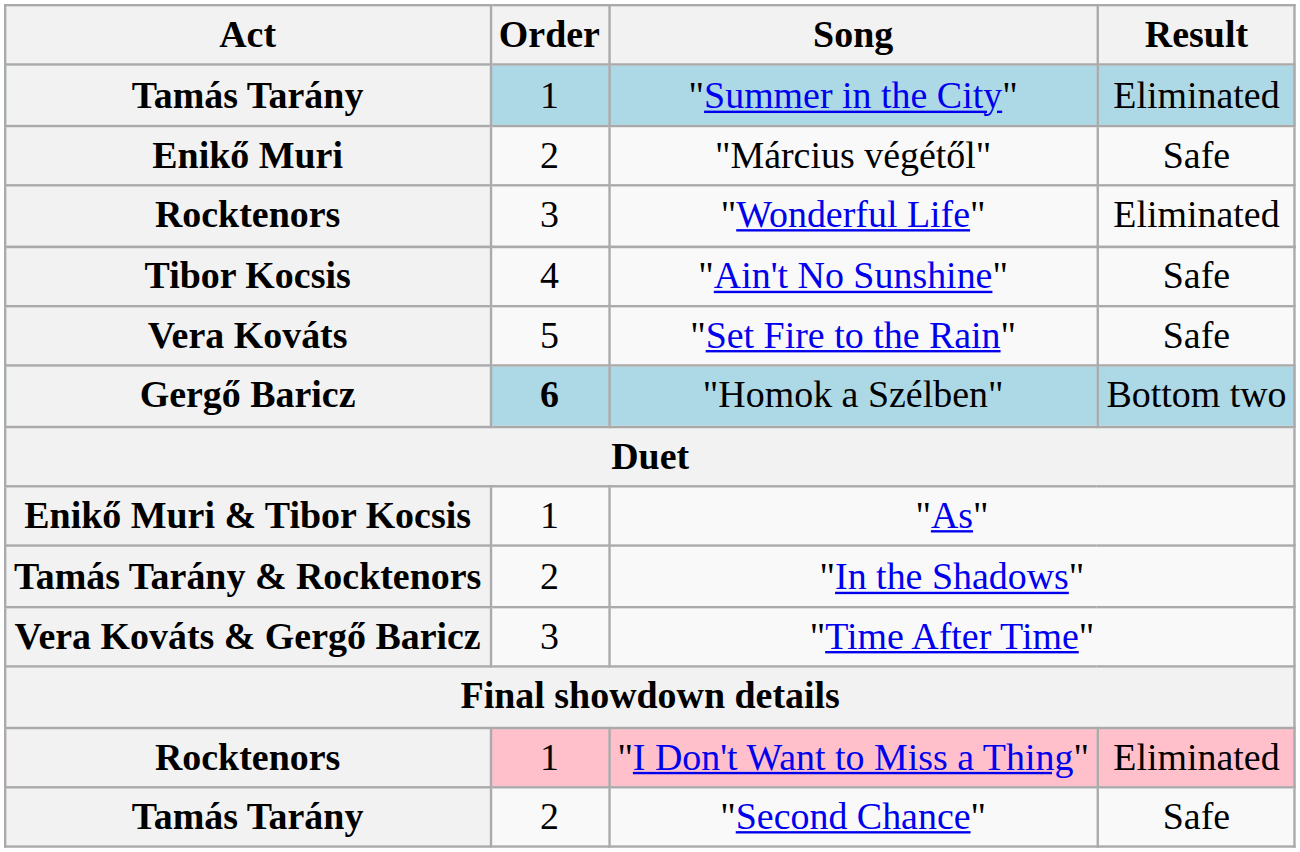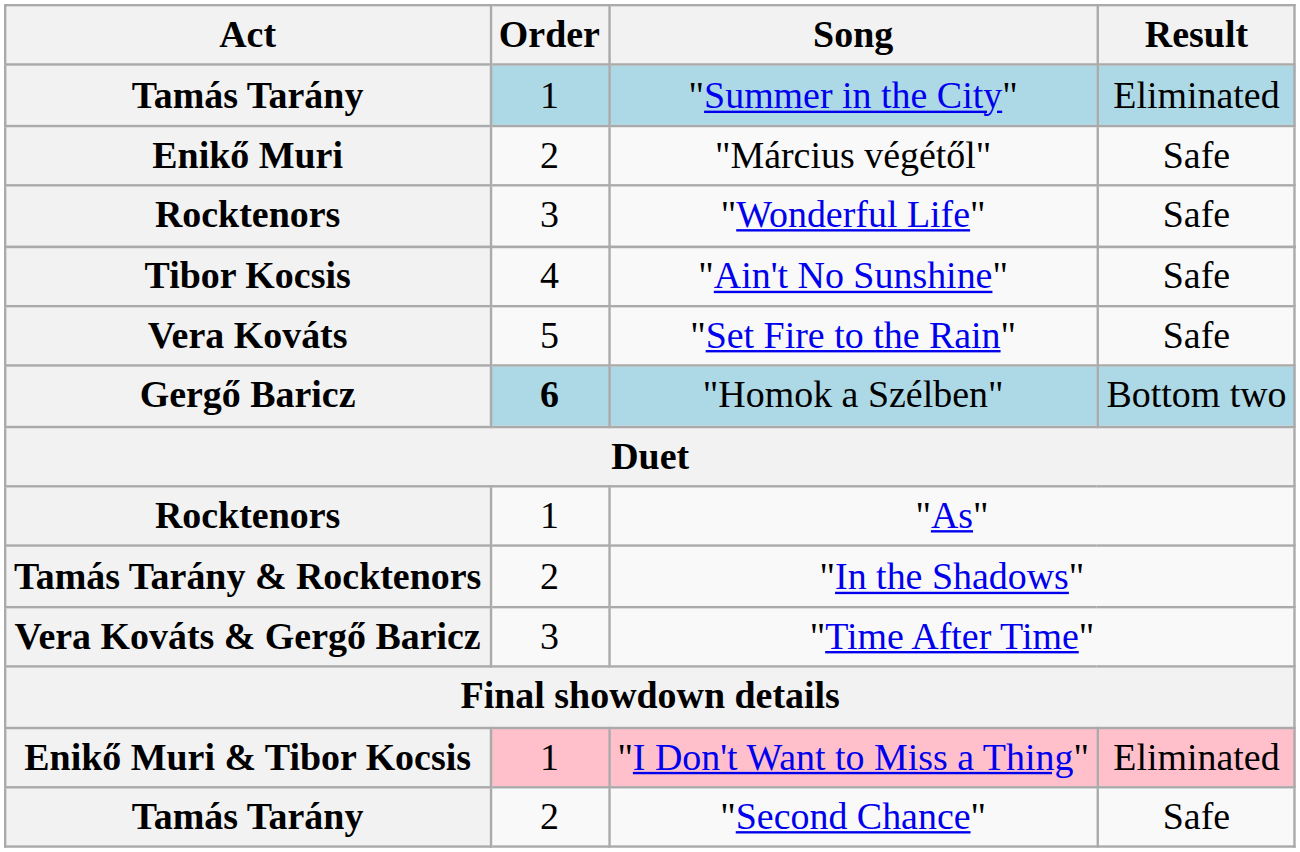(1196, 214) Eliminated -> (1196, 214) Safe
(248, 515) Enikő Muri & Tibor Kocsis -> (248, 515) Rocktenors
(248, 756) Rocktenors -> (248, 756) Enikő Muri & Tibor Kocsis
